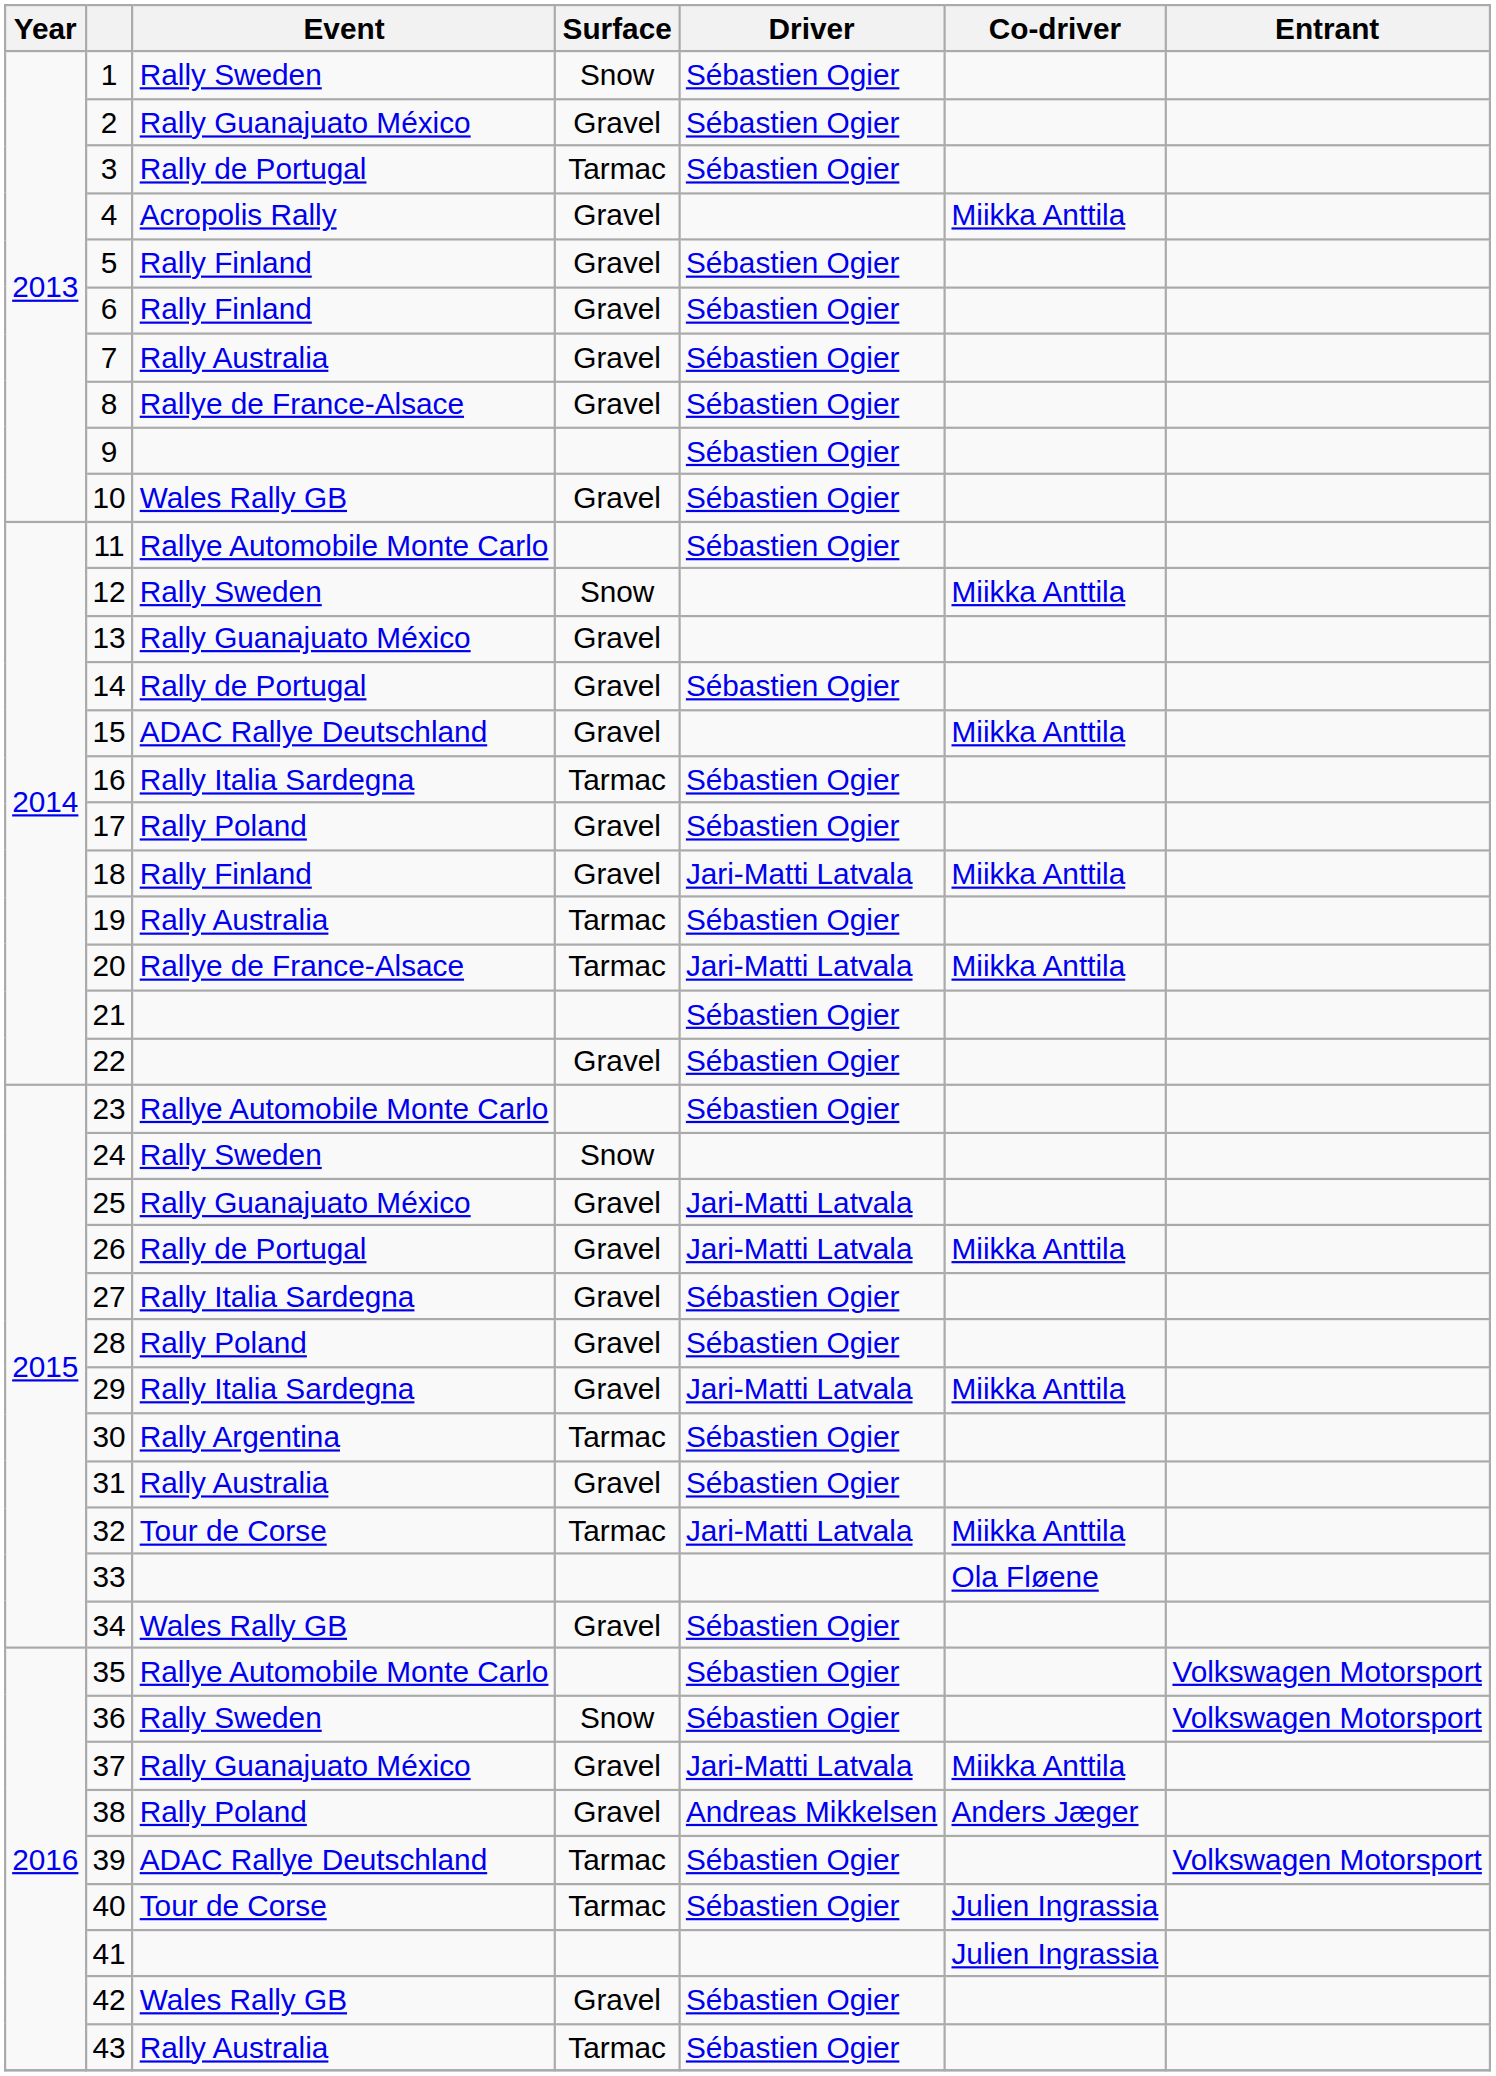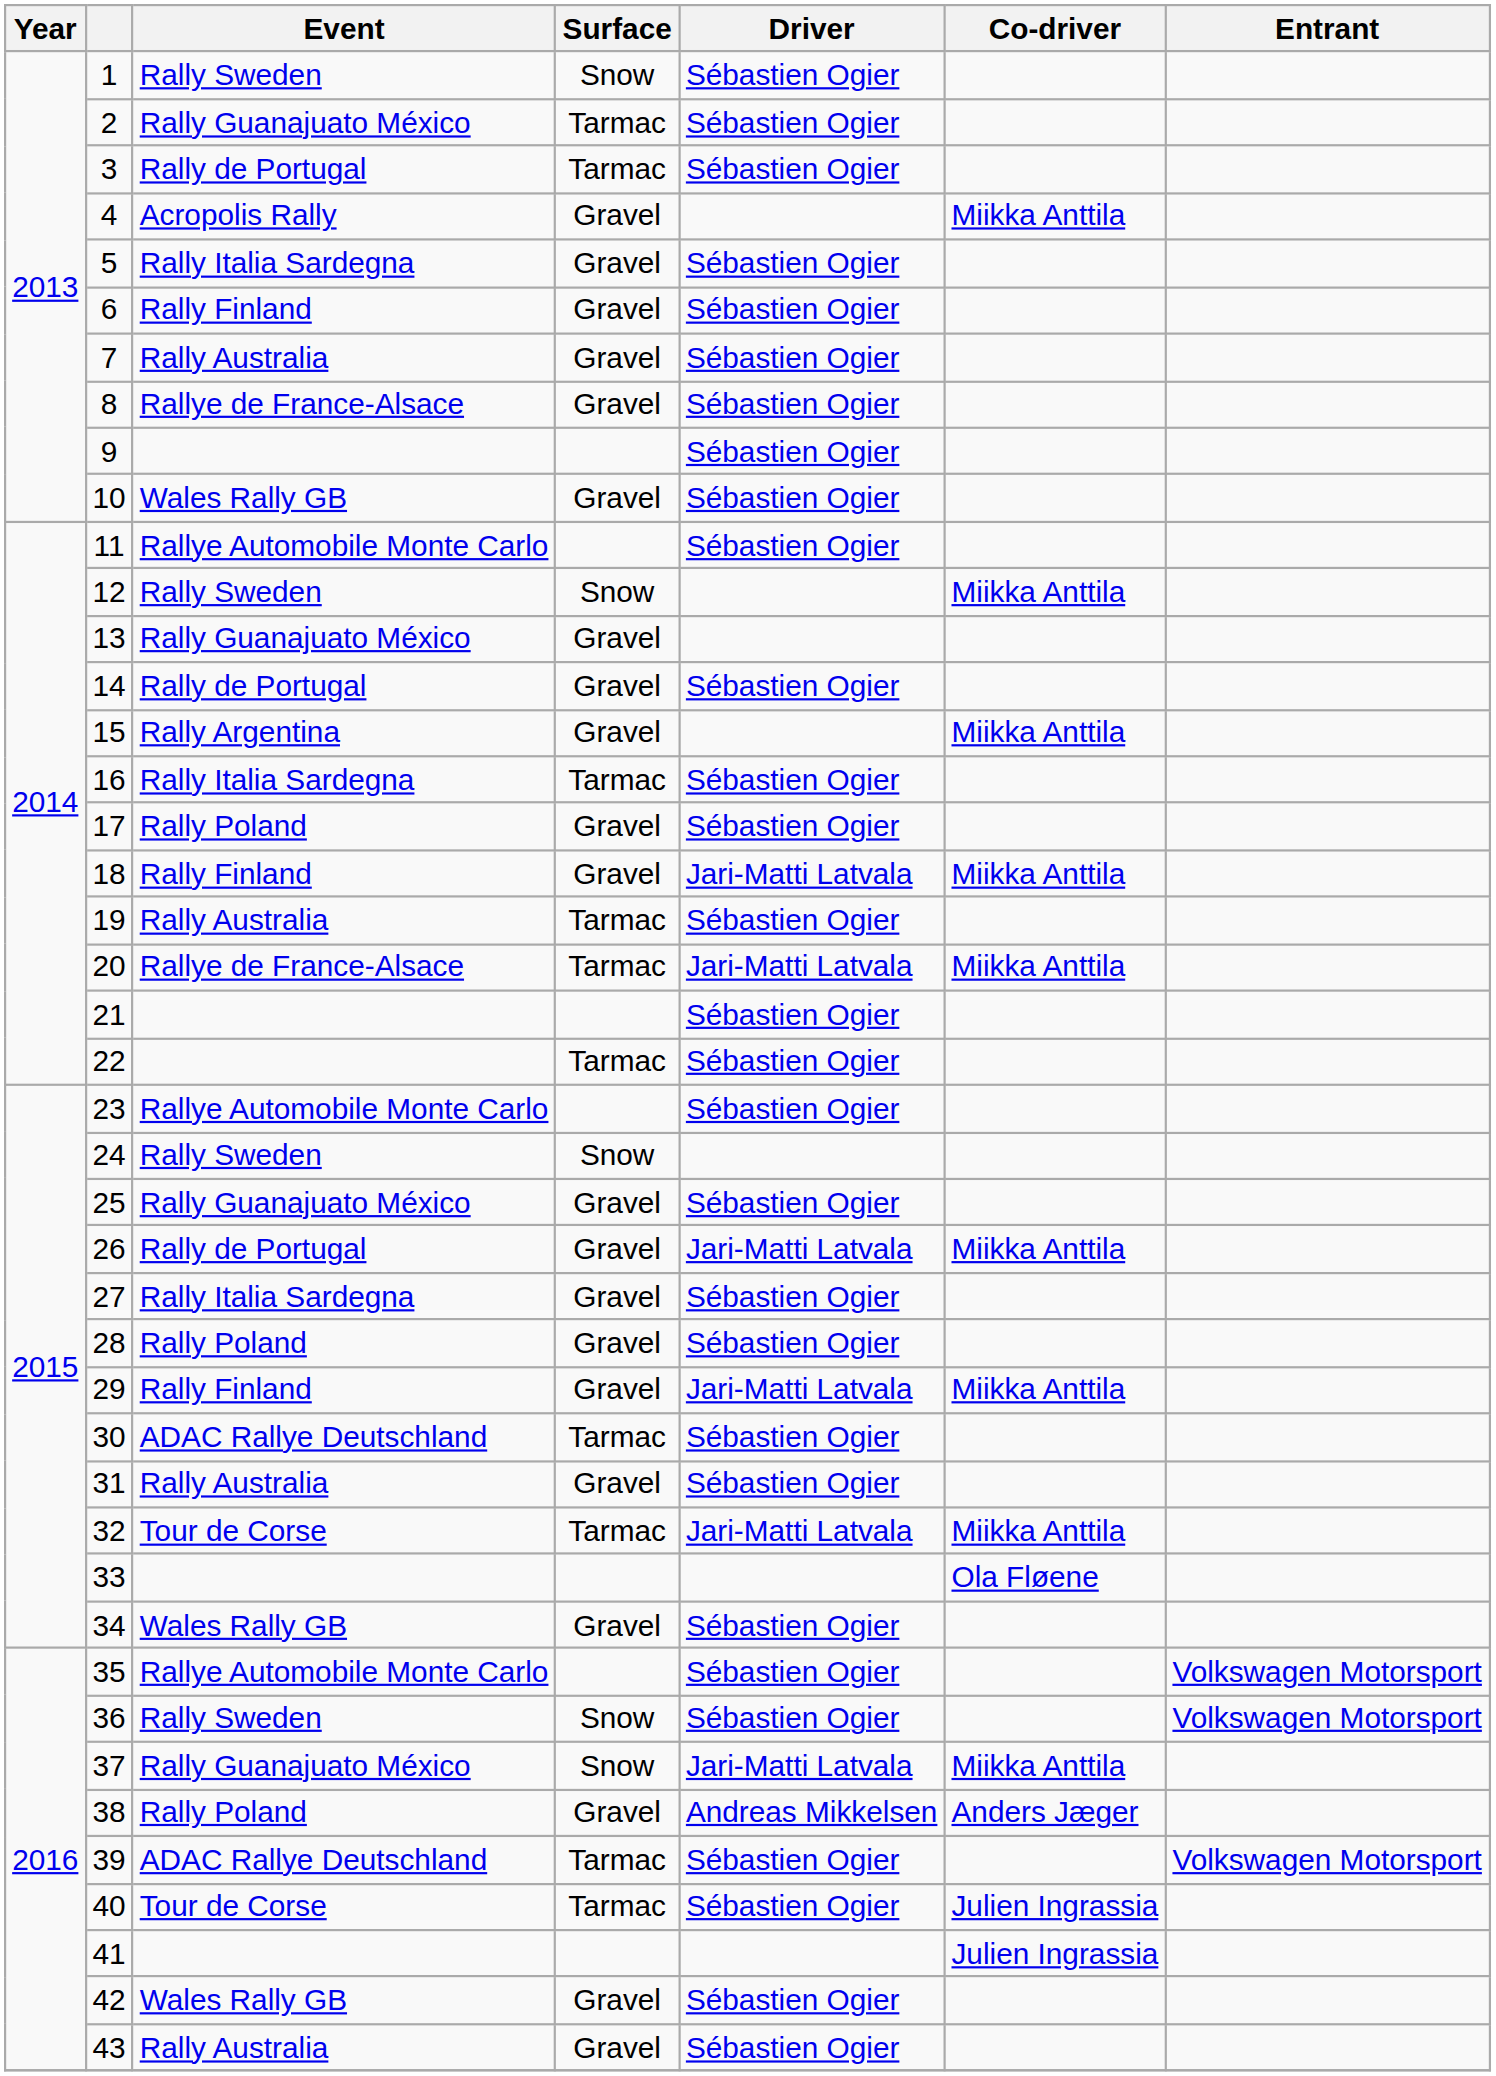(617, 122) Gravel -> (617, 122) Tarmac
(226, 263) Rally Finland -> (277, 263) Rally Italia Sardegna
(313, 732) ADAC Rallye Deutschland -> (240, 732) Rally Argentina
(617, 1061) Gravel -> (617, 1061) Tarmac
(799, 1202) Jari-Matti Latvala -> (793, 1202) Sébastien Ogier
(277, 1390) Rally Italia Sardegna -> (226, 1390) Rally Finland
(240, 1437) Rally Argentina -> (313, 1437) ADAC Rallye Deutschland
(617, 1765) Gravel -> (617, 1765) Snow
(617, 2047) Tarmac -> (617, 2047) Gravel
